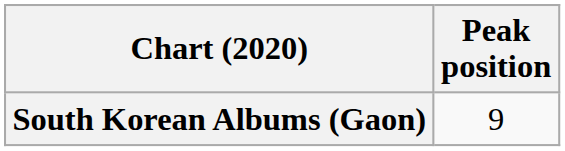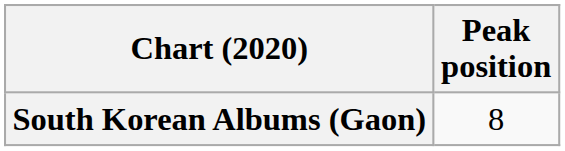(496, 118) 9 -> (496, 118) 8
